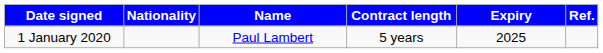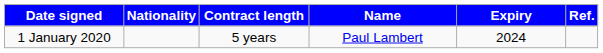columns swapped: (273, 16) <-> (401, 16)
(511, 37) 2025 -> (511, 37) 2024
